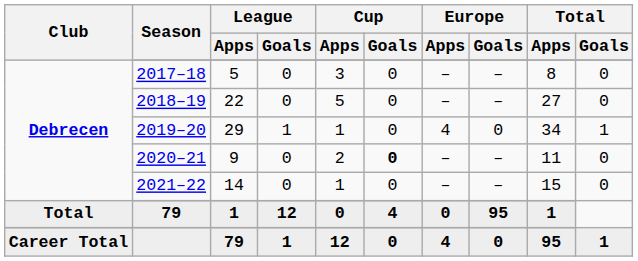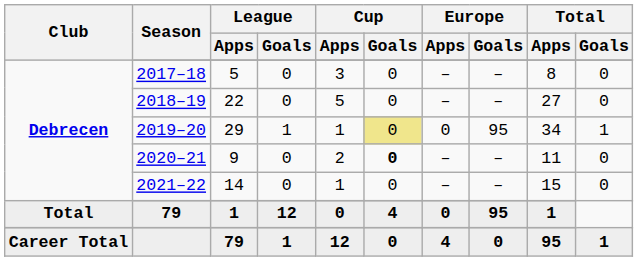(393, 130) no background -> (393, 130) khaki background
(445, 130) 4 -> (445, 130) 0
(498, 130) 0 -> (498, 130) 95
